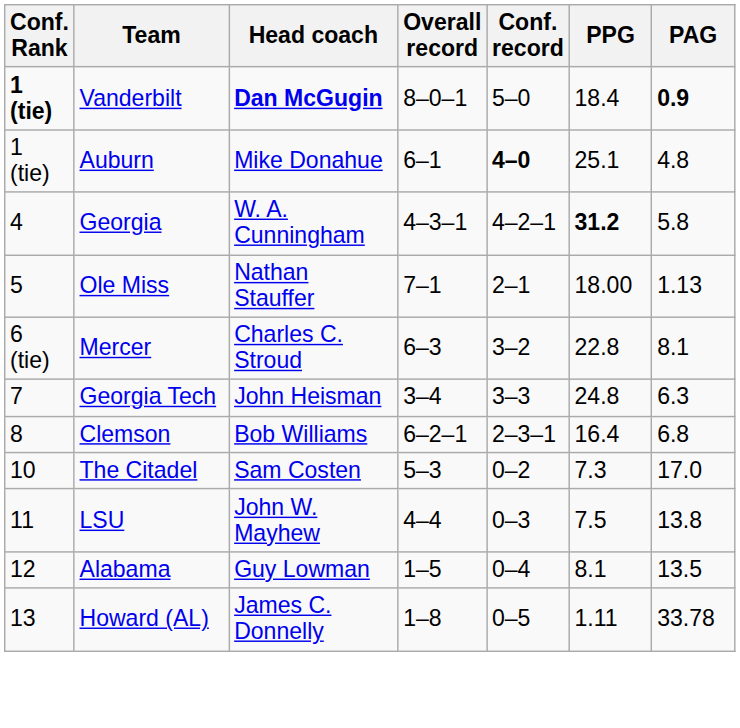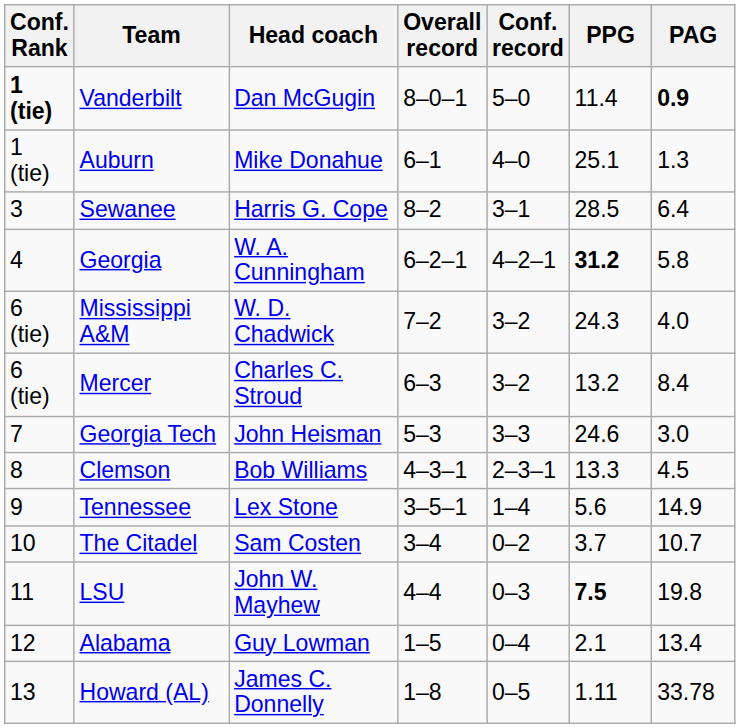(308, 98) bold -> (305, 98) normal
(597, 98) 18.4 -> (596, 98) 11.4
(511, 160) bold -> (511, 160) normal
(673, 160) 4.8 -> (673, 160) 1.3
+ row: (128, 210)
(435, 223) 4–3–1 -> (435, 259) 6–2–1
- row: (124, 285)
+ row: (135, 322)
(597, 348) 22.8 -> (597, 384) 13.2
(673, 348) 8.1 -> (673, 384) 8.4
(422, 397) 3–4 -> (422, 434) 5–3
(597, 397) 24.8 -> (597, 434) 24.6
(673, 397) 6.3 -> (673, 434) 3.0
(435, 434) 6–2–1 -> (435, 470) 4–3–1
(597, 434) 16.4 -> (597, 470) 13.3
(673, 434) 6.8 -> (673, 470) 4.5
+ row: (135, 507)
(422, 470) 5–3 -> (422, 543) 3–4
(591, 470) 7.3 -> (591, 543) 3.7
(680, 470) 17.0 -> (680, 543) 10.7
(591, 520) normal -> (591, 593) bold
(680, 520) 13.8 -> (680, 593) 19.8
(591, 569) 8.1 -> (591, 642) 2.1
(680, 569) 13.5 -> (680, 642) 13.4
